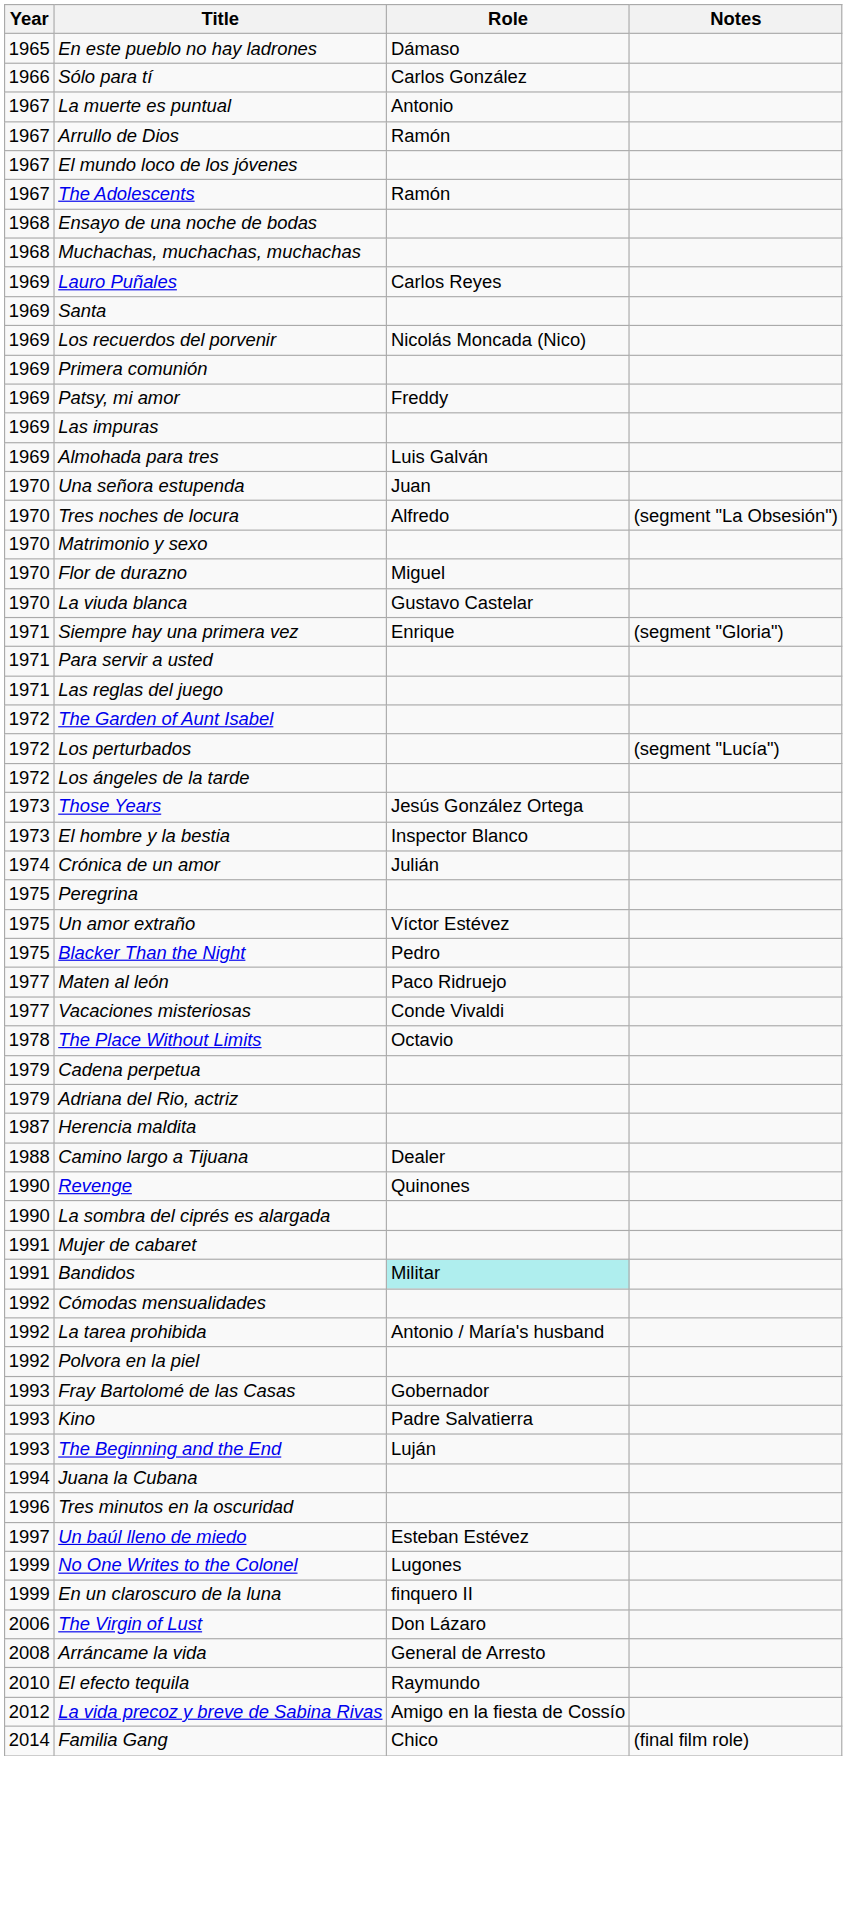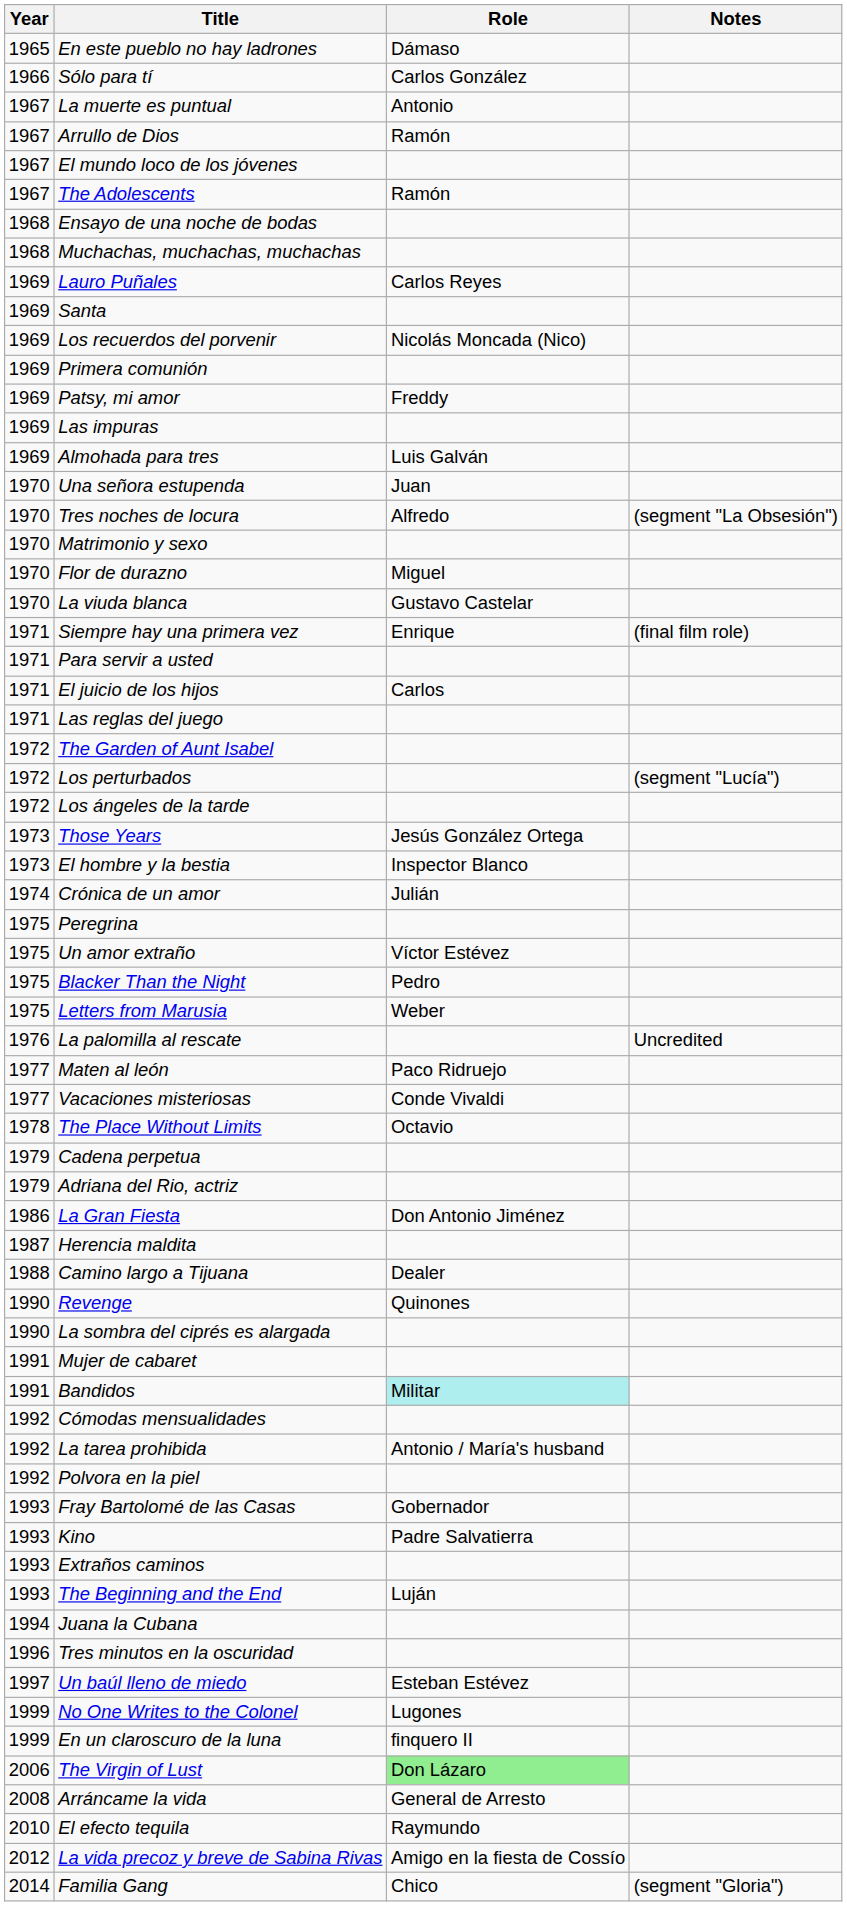(709, 631) (segment "Gloria") -> (691, 631) (final film role)
+ row: (139, 690)
+ row: (143, 1011)
+ row: (150, 1040)
+ row: (119, 1215)
+ row: (131, 1565)
(439, 1624) no background -> (439, 1769) lightgreen background
(691, 1740) (final film role) -> (709, 1886) (segment "Gloria")
